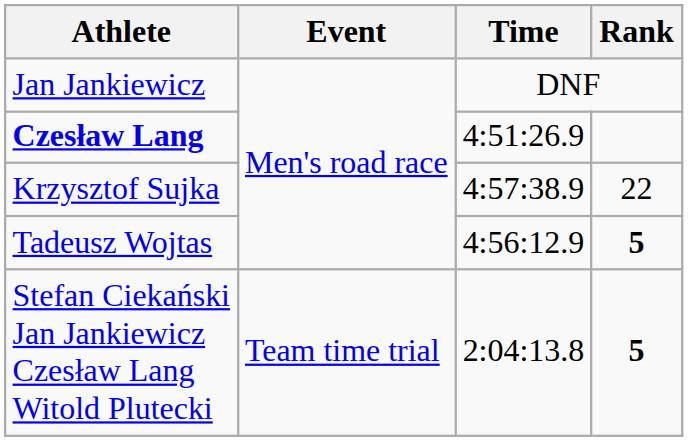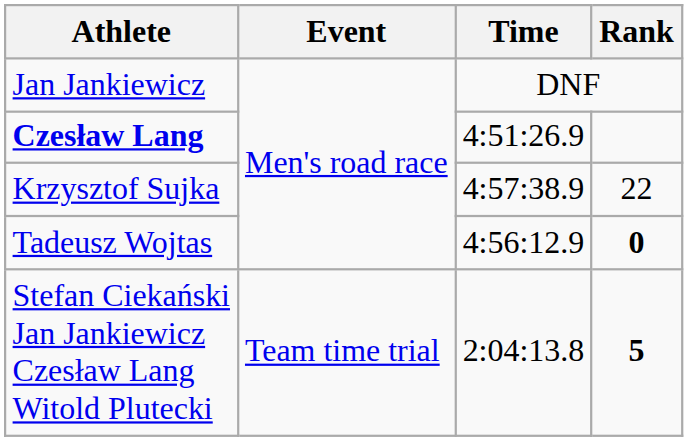(637, 242) 5 -> (637, 242) 0
